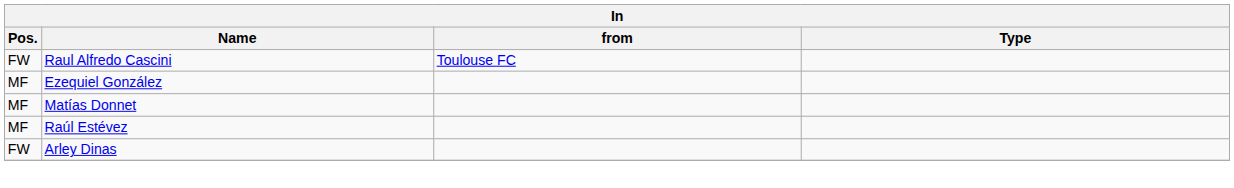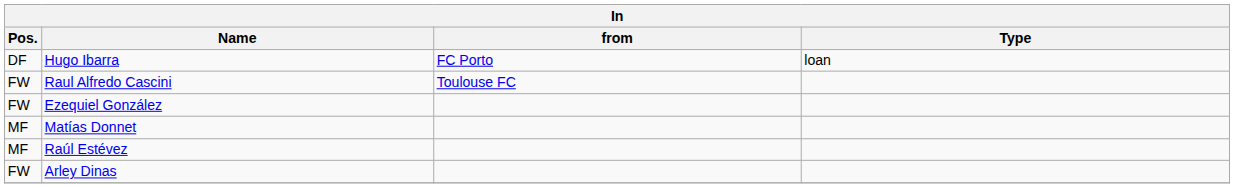+ row: (82, 61)
(18, 83) MF -> (19, 105) FW
